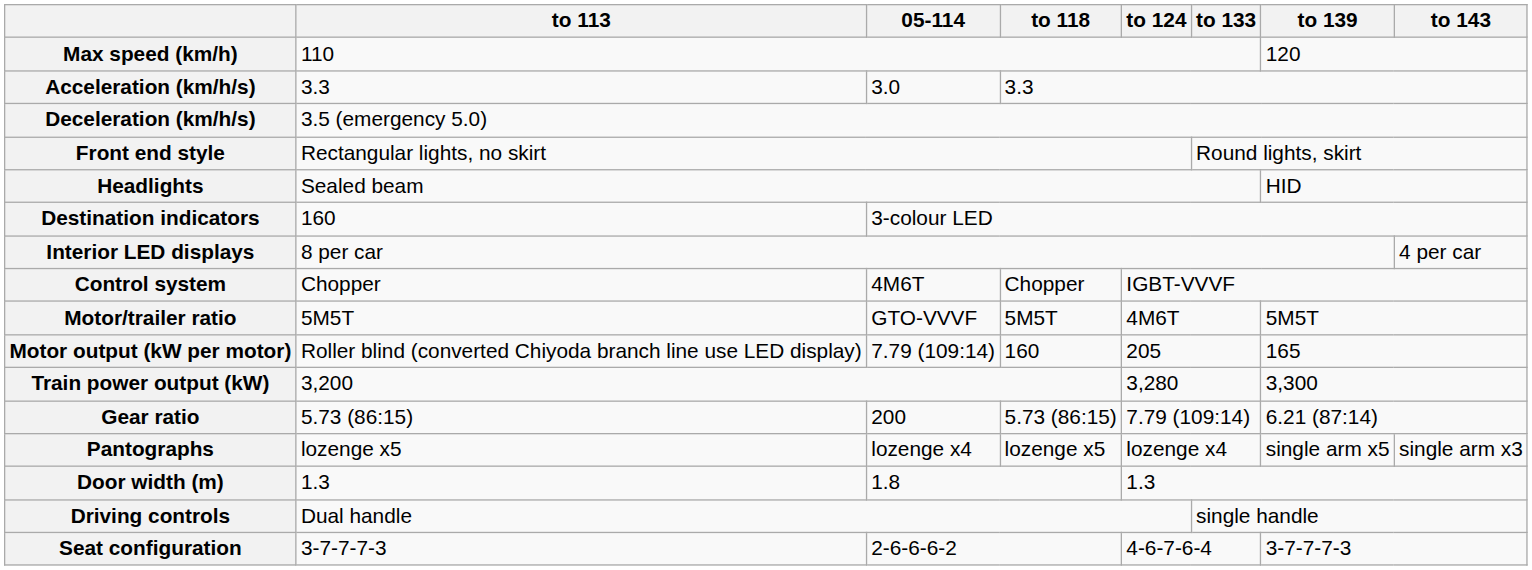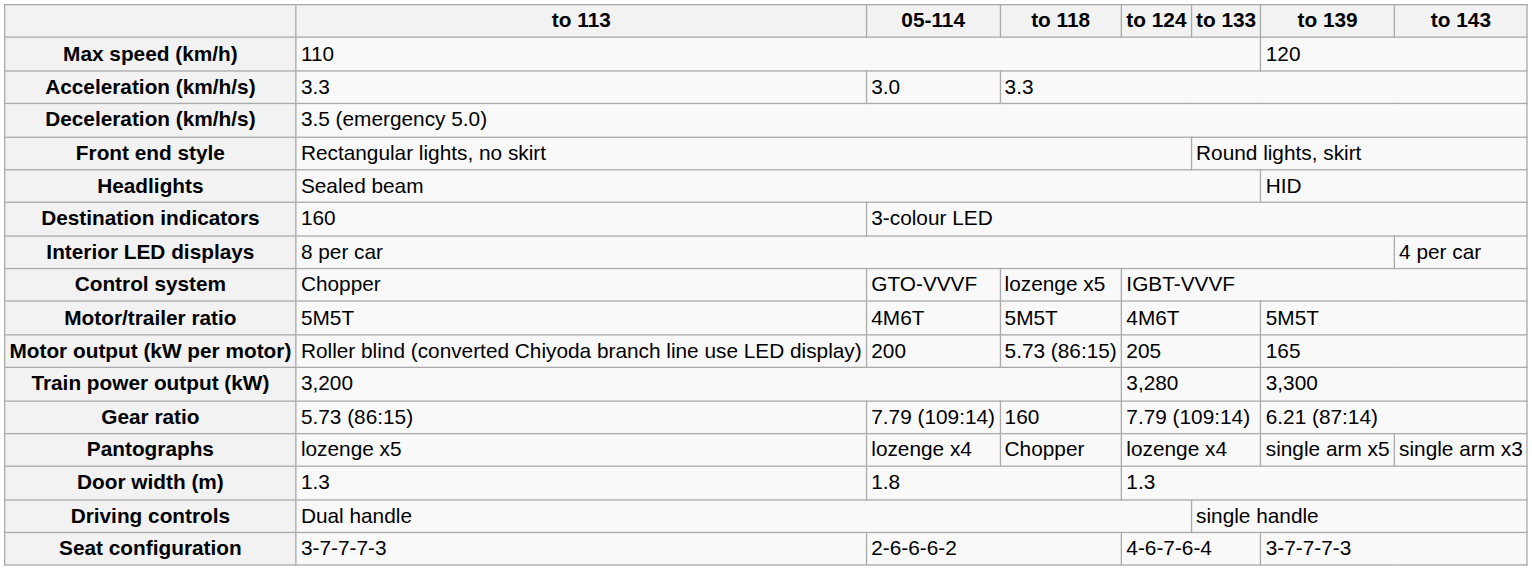(898, 284) 4M6T -> (924, 284) GTO-VVVF
(1044, 284) Chopper -> (1055, 284) lozenge x5
(924, 317) GTO-VVVF -> (898, 317) 4M6T
(933, 350) 7.79 (109:14) -> (889, 350) 200
(1022, 350) 160 -> (1061, 350) 5.73 (86:15)
(889, 416) 200 -> (933, 416) 7.79 (109:14)
(1061, 416) 5.73 (86:15) -> (1022, 416) 160
(1055, 449) lozenge x5 -> (1044, 449) Chopper
